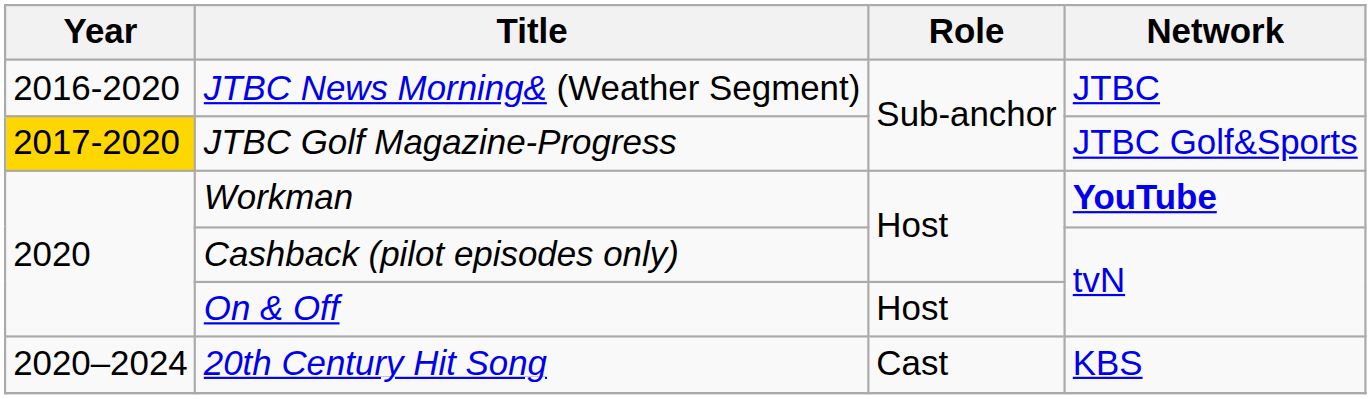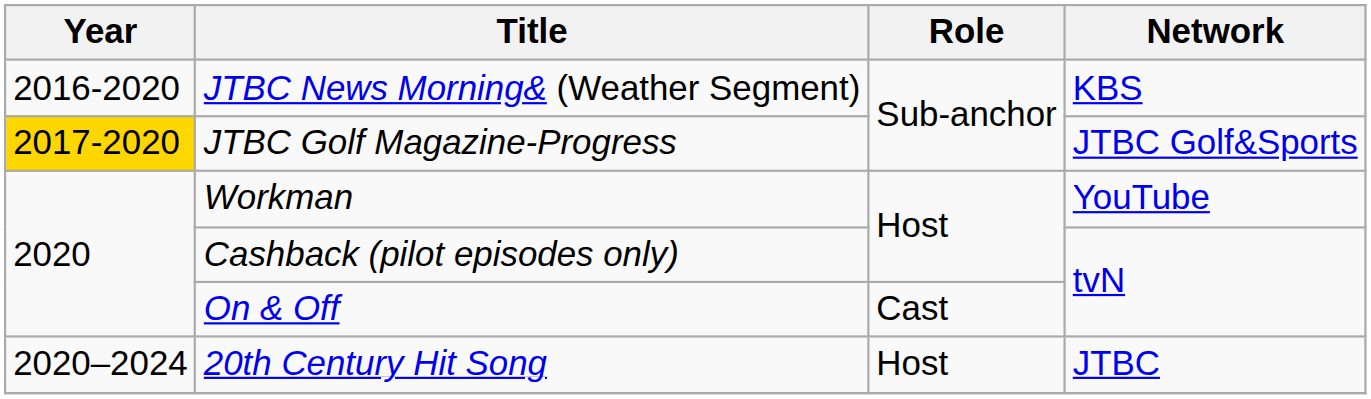(1116, 87) JTBC -> (1108, 87) KBS
(1145, 198) bold -> (1141, 198) normal
(912, 308) Host -> (912, 308) Cast
(912, 364) Cast -> (912, 364) Host
(1108, 364) KBS -> (1116, 364) JTBC
